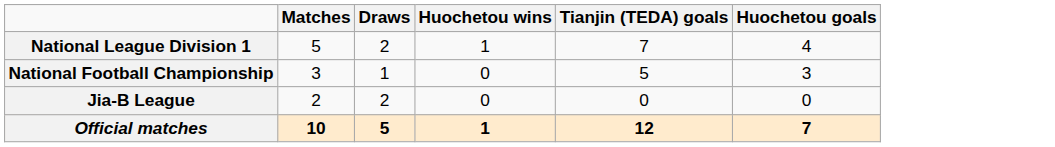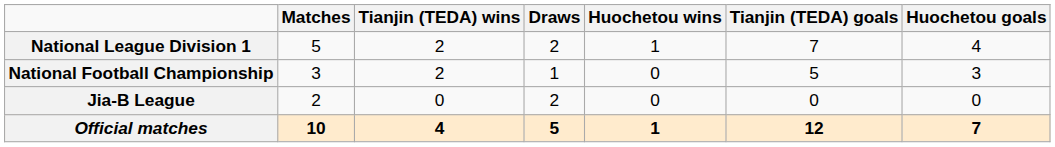+ column: (440, 18)
